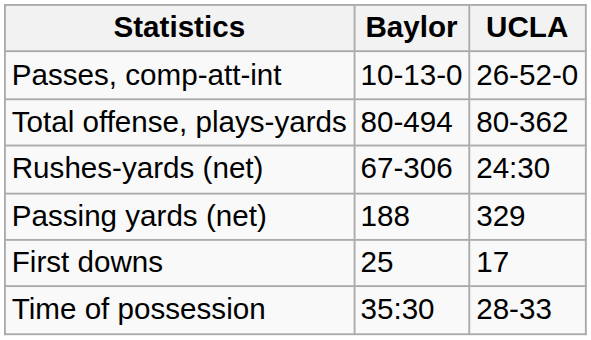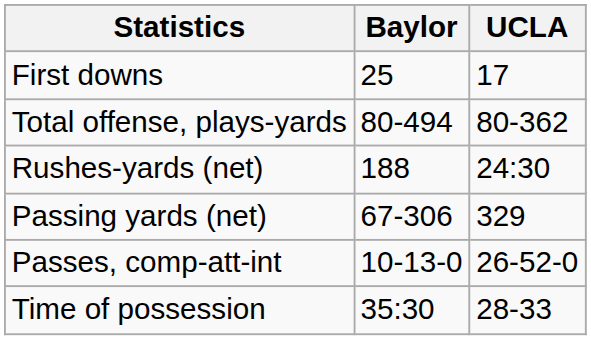rows swapped: (87, 262) <-> (147, 74)
(407, 168) 67-306 -> (385, 168) 188
(385, 215) 188 -> (407, 215) 67-306
